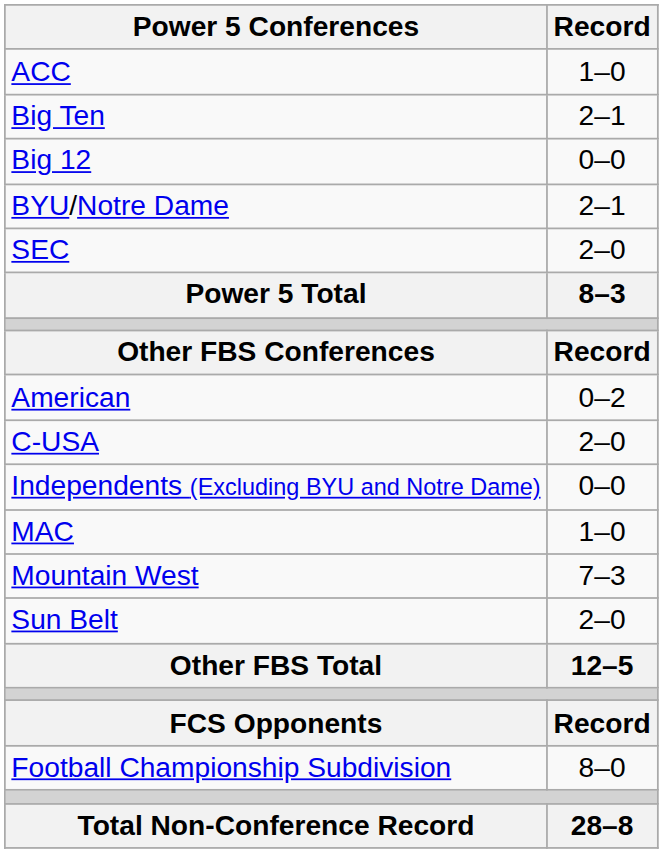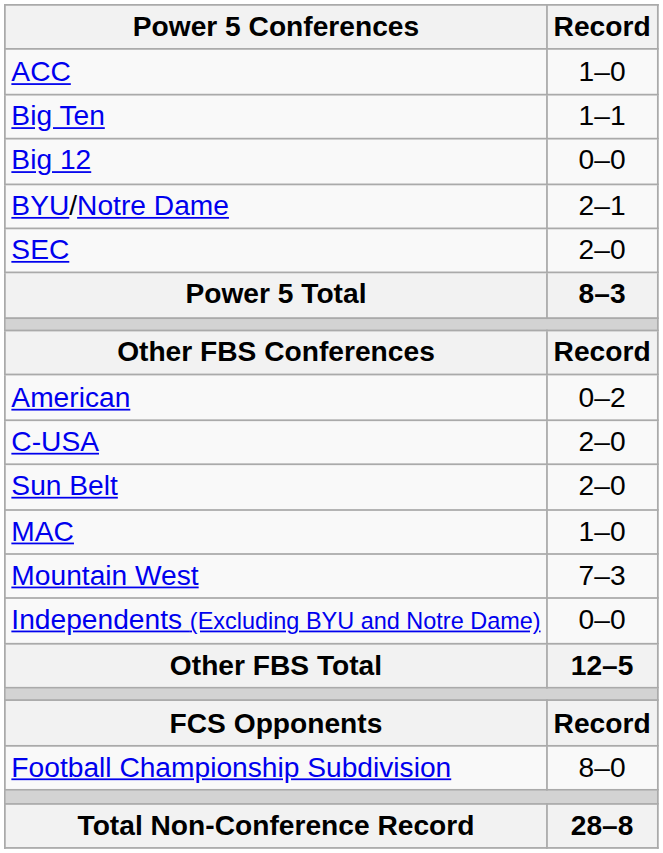(602, 116) 2–1 -> (602, 116) 1–1
rows swapped: (276, 486) <-> (65, 620)
